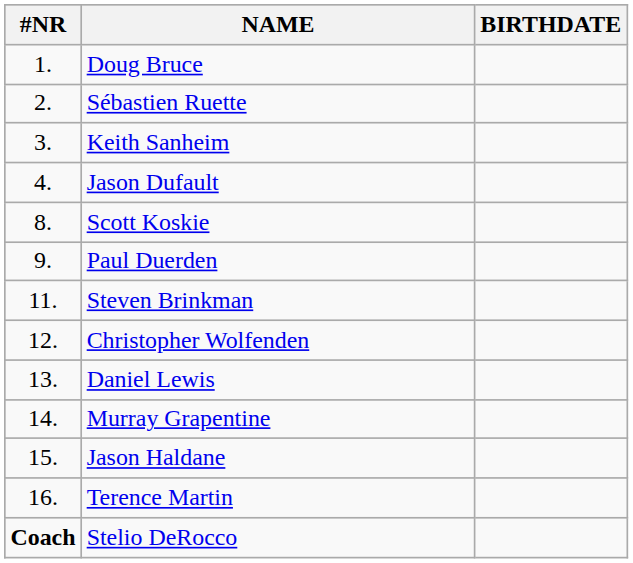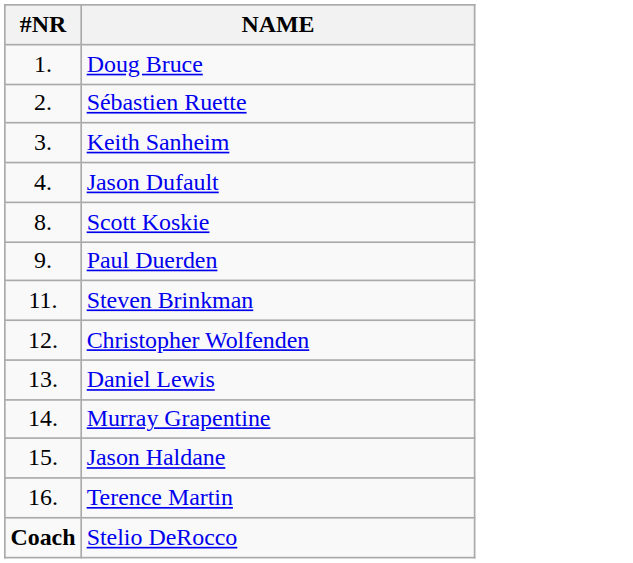- column: (551, 24)
